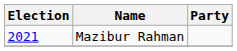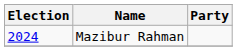(23, 36) 2021 -> (23, 36) 2024
